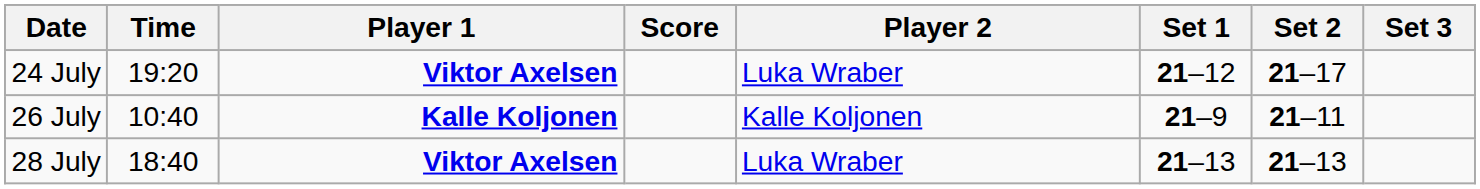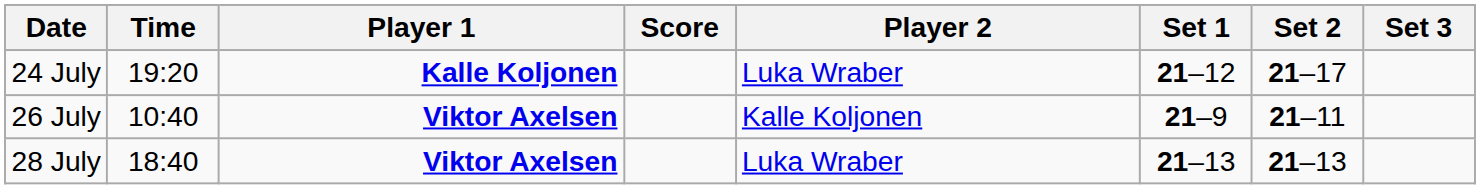(520, 72) Viktor Axelsen -> (519, 72) Kalle Koljonen
(519, 117) Kalle Koljonen -> (520, 117) Viktor Axelsen
